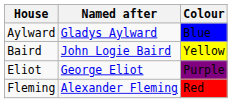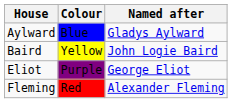columns swapped: (119, 14) <-> (204, 14)
